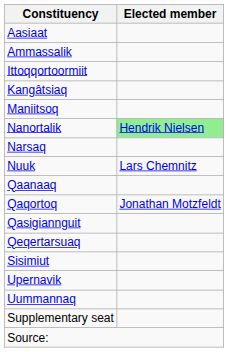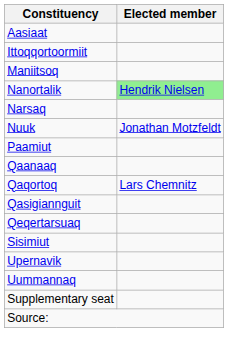- row: (39, 52)
- row: (37, 90)
(158, 166) Lars Chemnitz -> (170, 128) Jonathan Motzfeldt
+ row: (29, 147)
(170, 204) Jonathan Motzfeldt -> (158, 185) Lars Chemnitz
